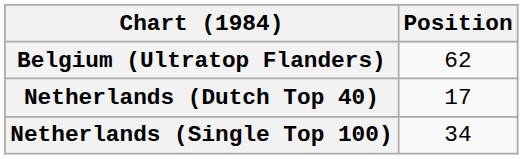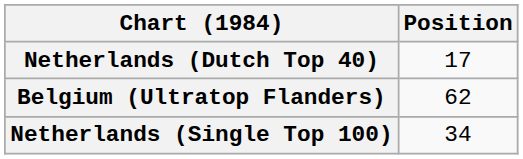rows swapped: (201, 60) <-> (201, 98)
